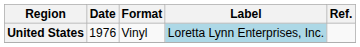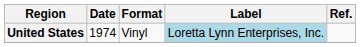(103, 33) 1976 -> (103, 33) 1974
